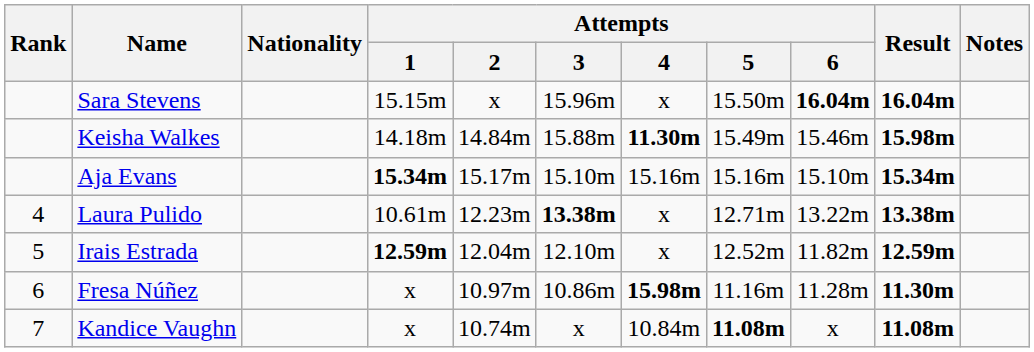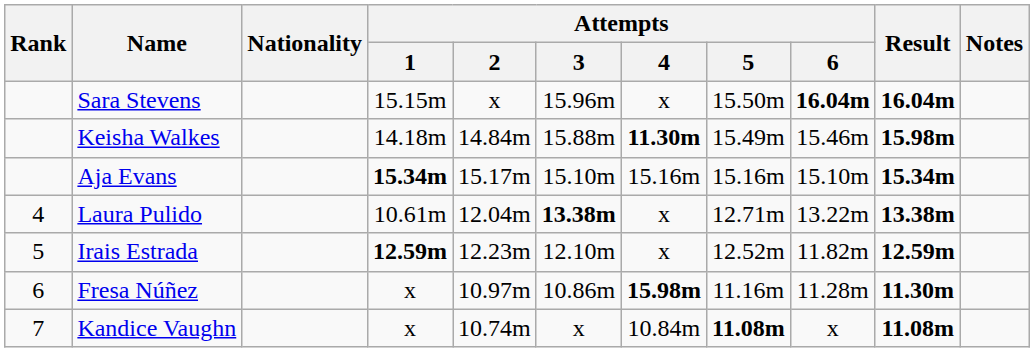(494, 213) 12.23m -> (494, 213) 12.04m
(494, 251) 12.04m -> (494, 251) 12.23m
